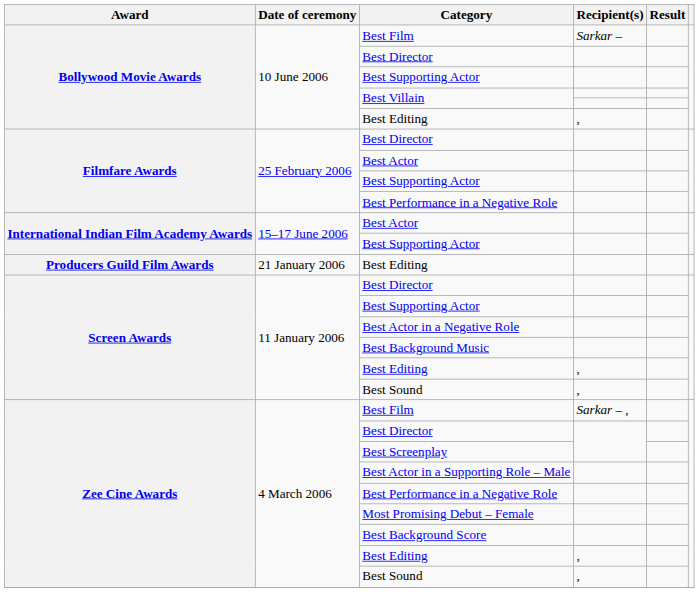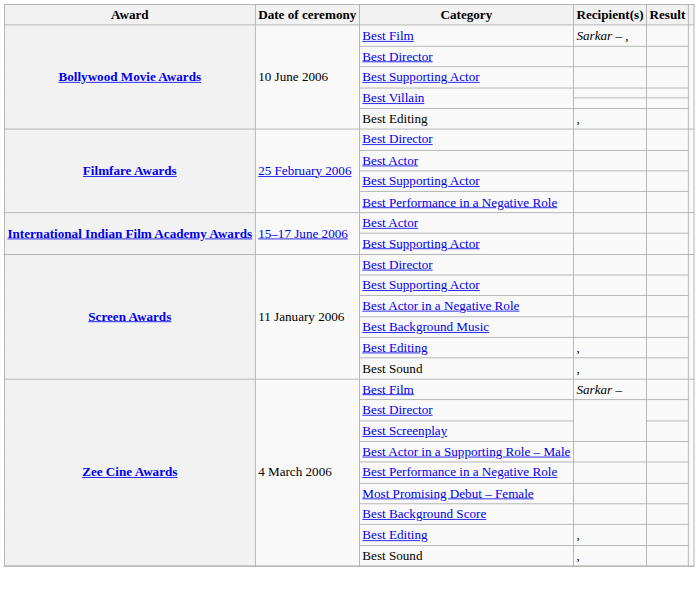(599, 35) Sarkar – -> (603, 35) Sarkar – ,
- row: (130, 264)
(603, 410) Sarkar – , -> (599, 389) Sarkar –
